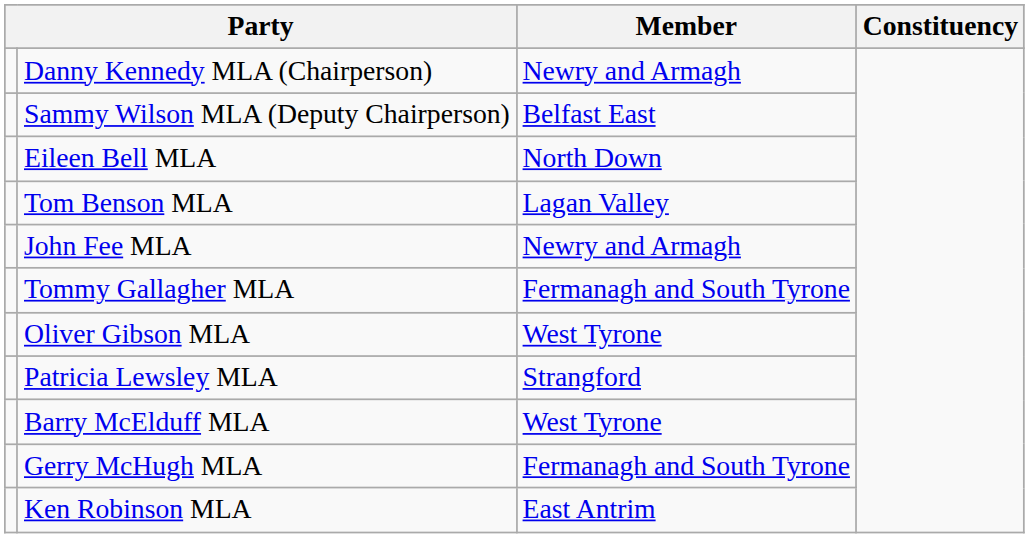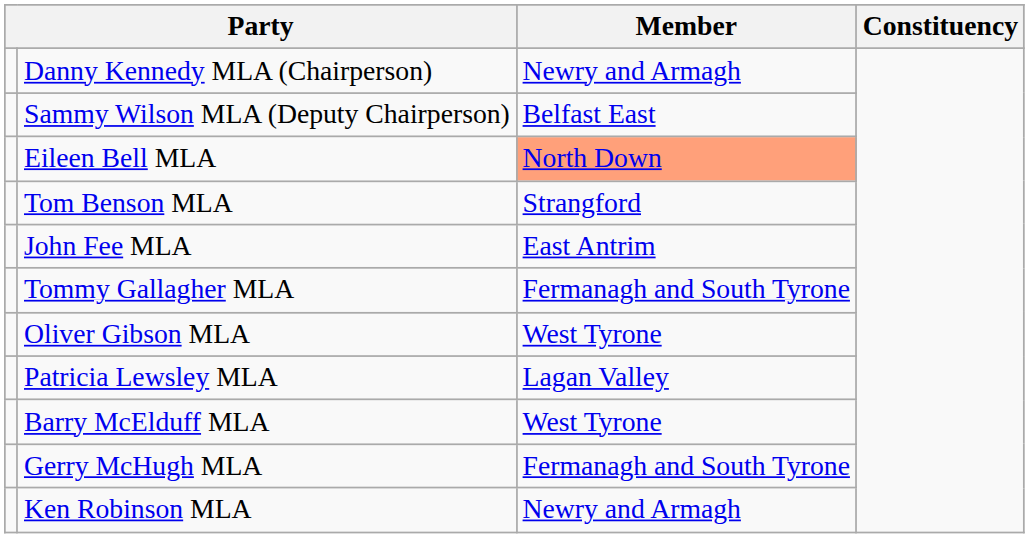(592, 158) no background -> (592, 158) lightsalmon background
(596, 202) Lagan Valley -> (582, 202) Strangford
(632, 245) Newry and Armagh -> (589, 245) East Antrim
(582, 377) Strangford -> (596, 377) Lagan Valley
(589, 509) East Antrim -> (632, 509) Newry and Armagh
